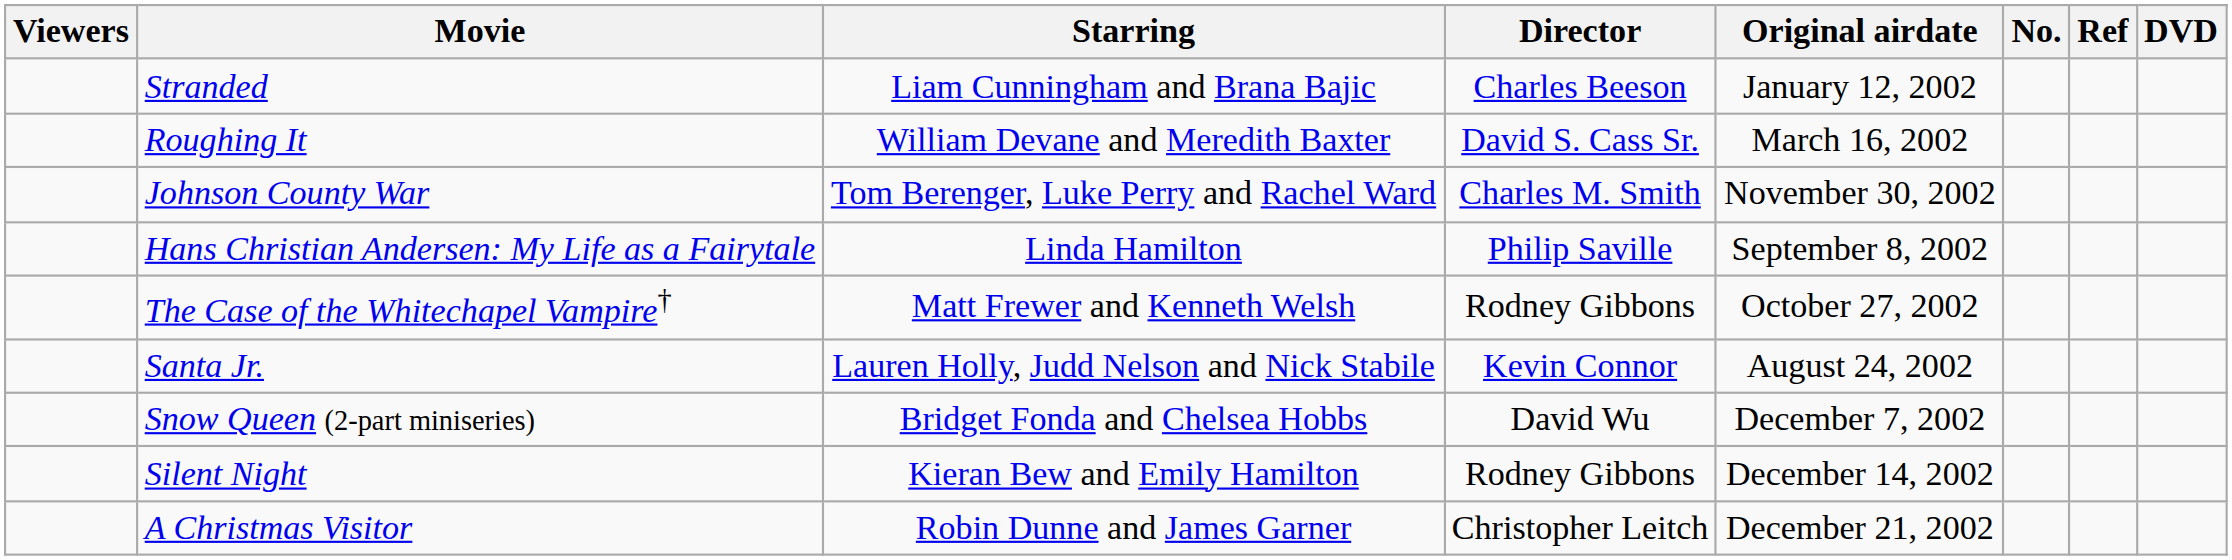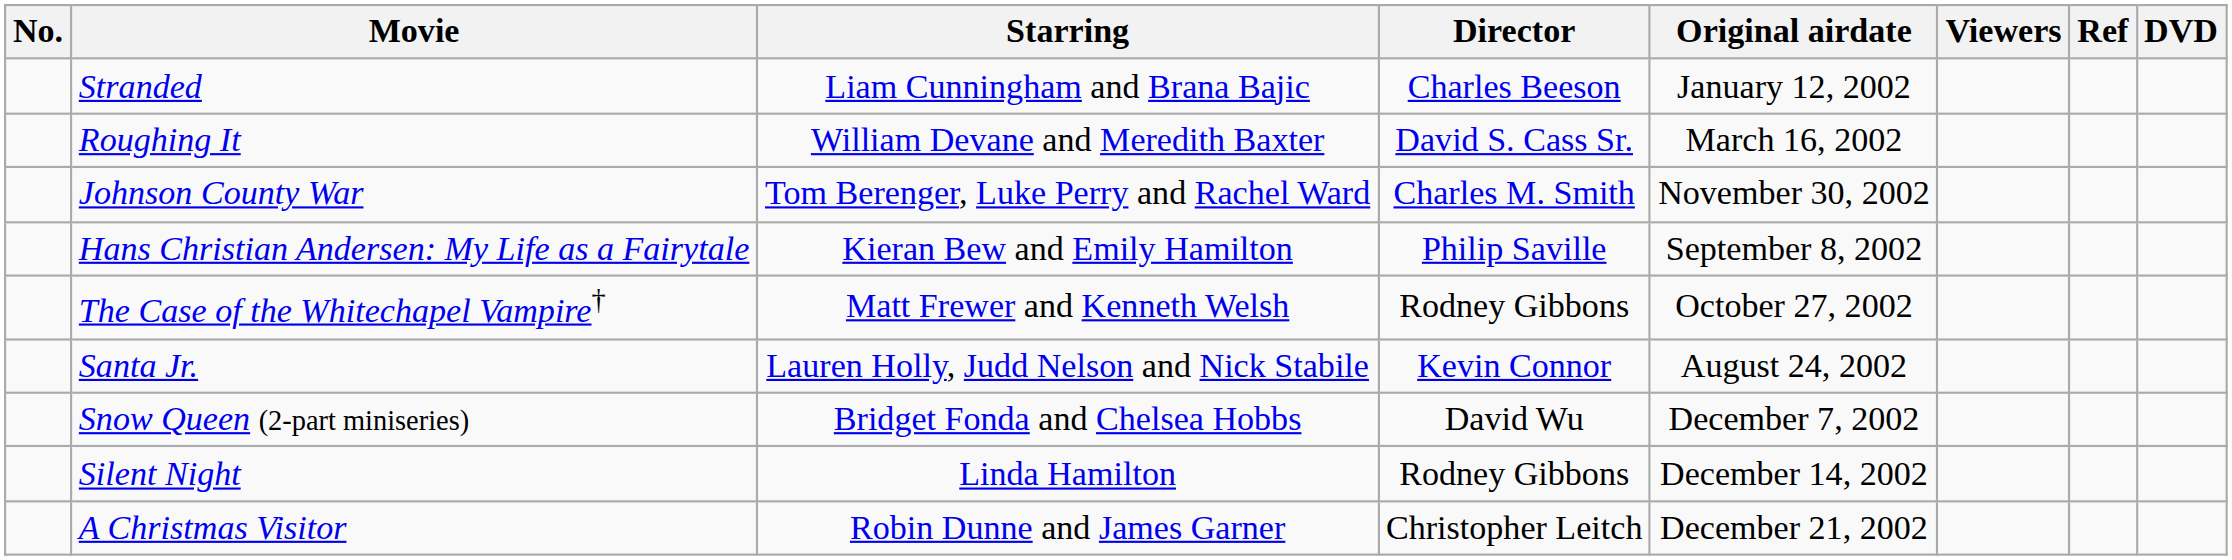columns swapped: (2036, 31) <-> (71, 31)
(1134, 247) Linda Hamilton -> (1068, 247) Kieran Bew and Emily Hamilton
(1134, 473) Kieran Bew and Emily Hamilton -> (1068, 473) Linda Hamilton
